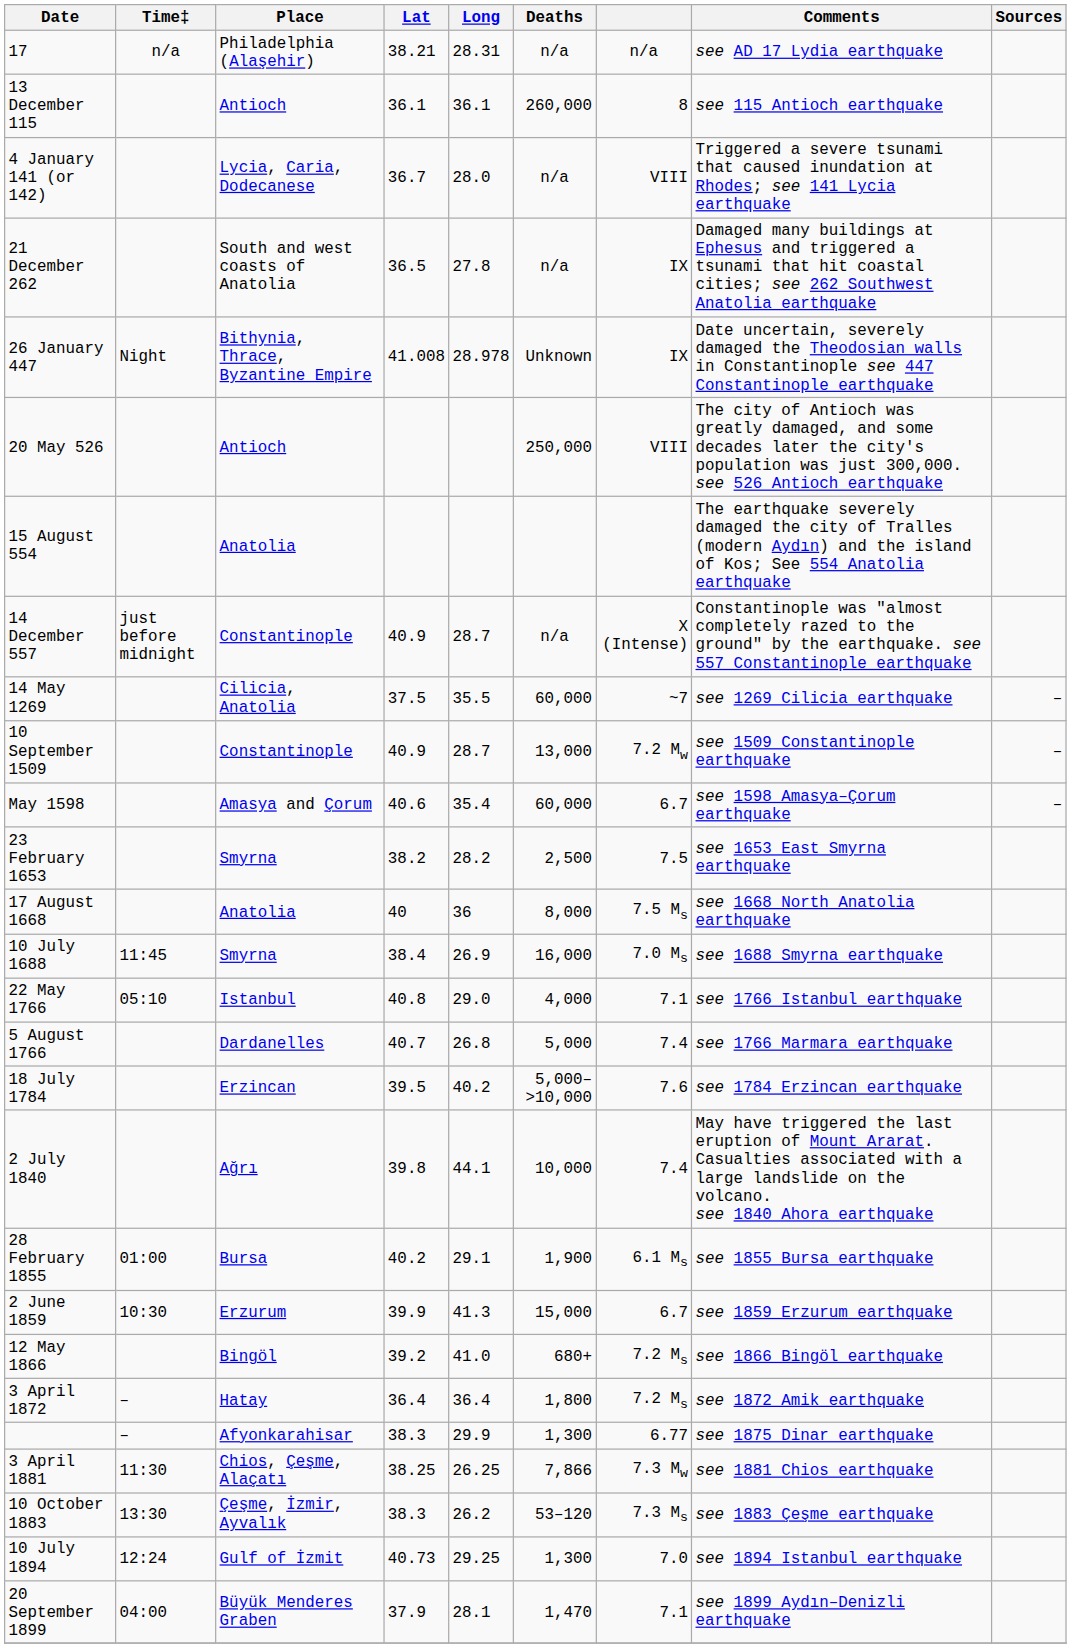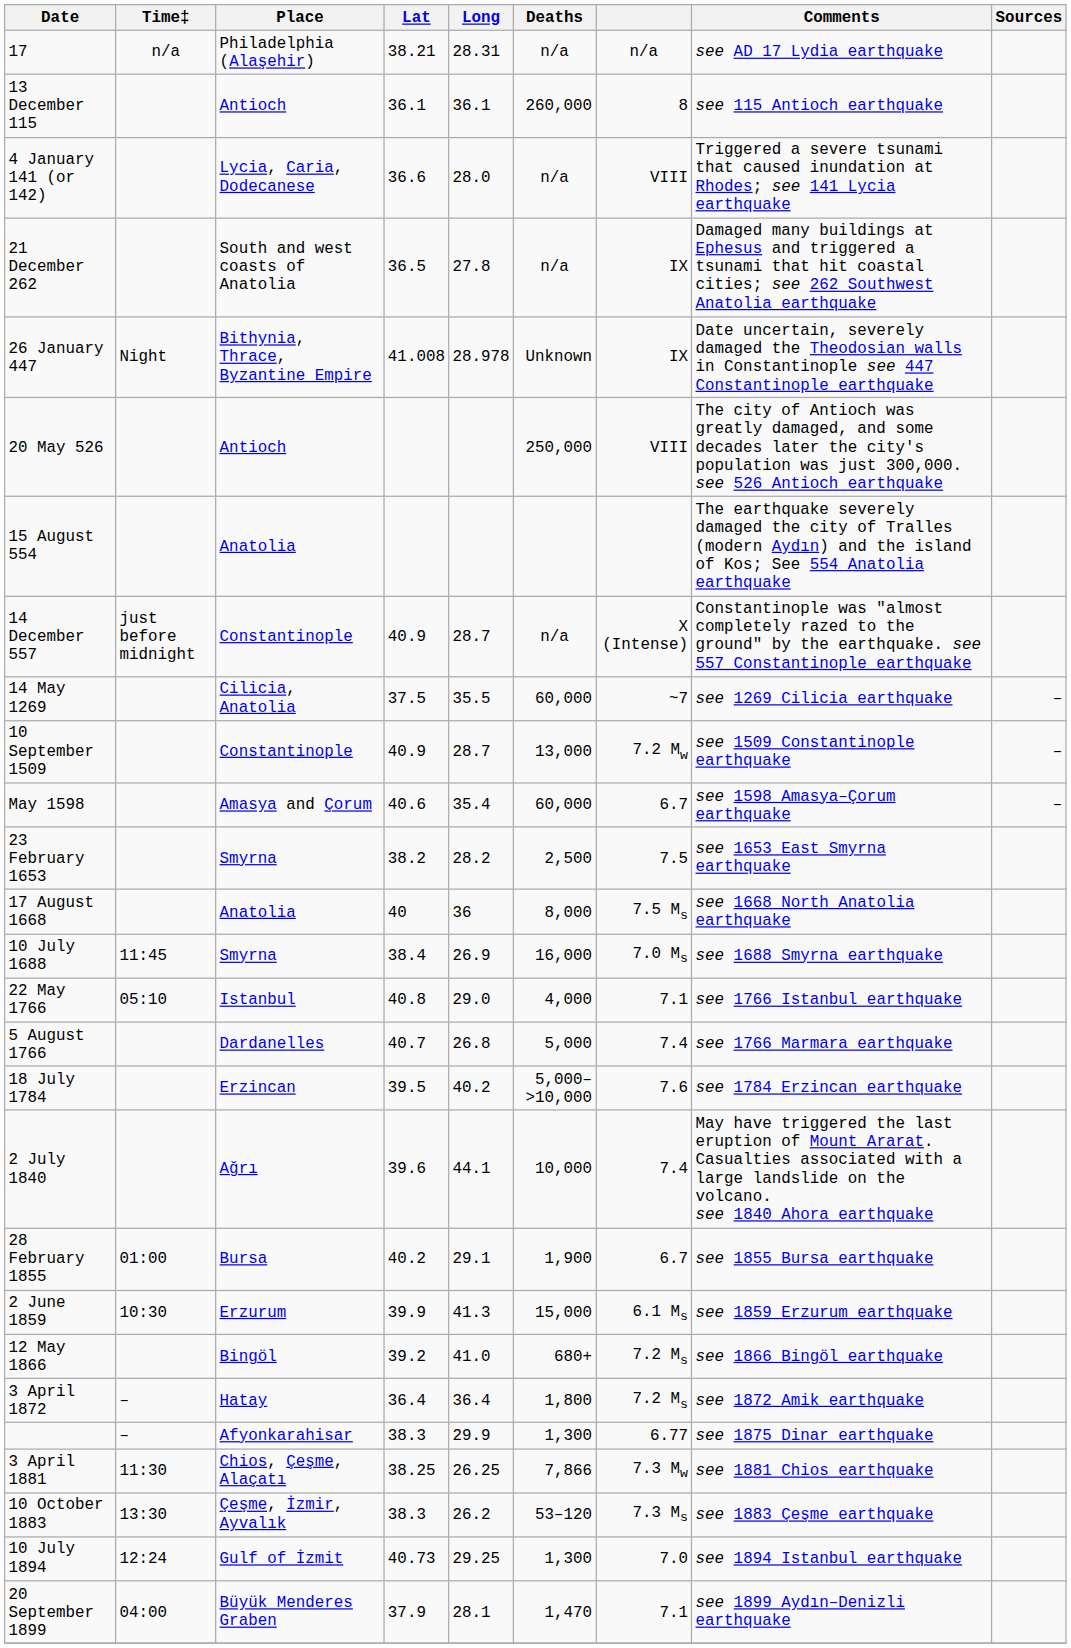(407, 177) 36.7 -> (407, 177) 36.6
(407, 1169) 39.8 -> (407, 1169) 39.6
(660, 1259) 6.1 Ms -> (674, 1259) 6.7
(674, 1312) 6.7 -> (660, 1312) 6.1 Ms
